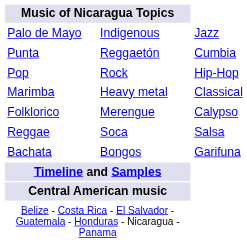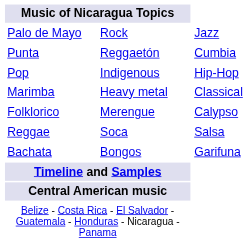(130, 33) Indigenous -> (114, 33) Rock
(114, 73) Rock -> (130, 73) Indigenous
